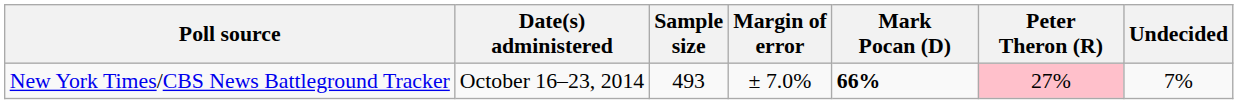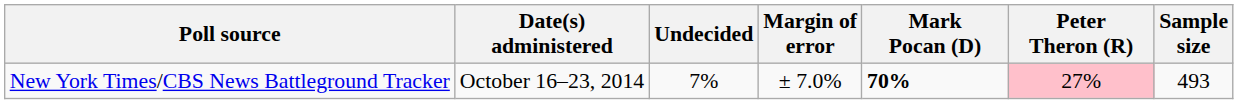columns swapped: (689, 33) <-> (1178, 33)
(859, 80) 66% -> (889, 80) 70%
